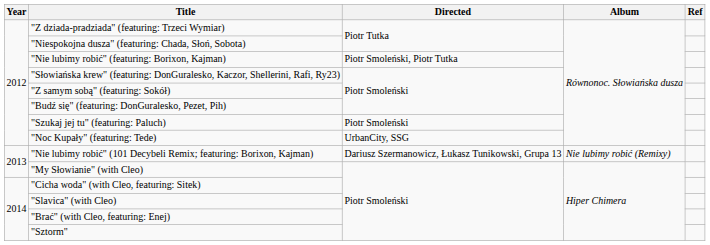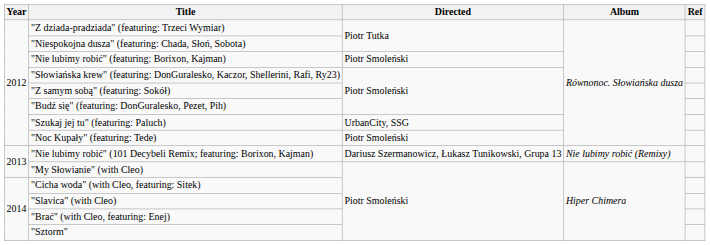(401, 59) Piotr Smoleński, Piotr Tutka -> (376, 59) Piotr Smoleński
(376, 122) Piotr Smoleński -> (377, 122) UrbanCity, SSG
(377, 138) UrbanCity, SSG -> (376, 138) Piotr Smoleński
